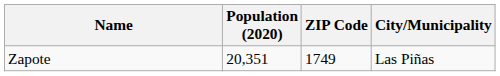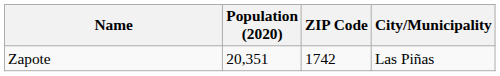(320, 58) 1749 -> (320, 58) 1742
